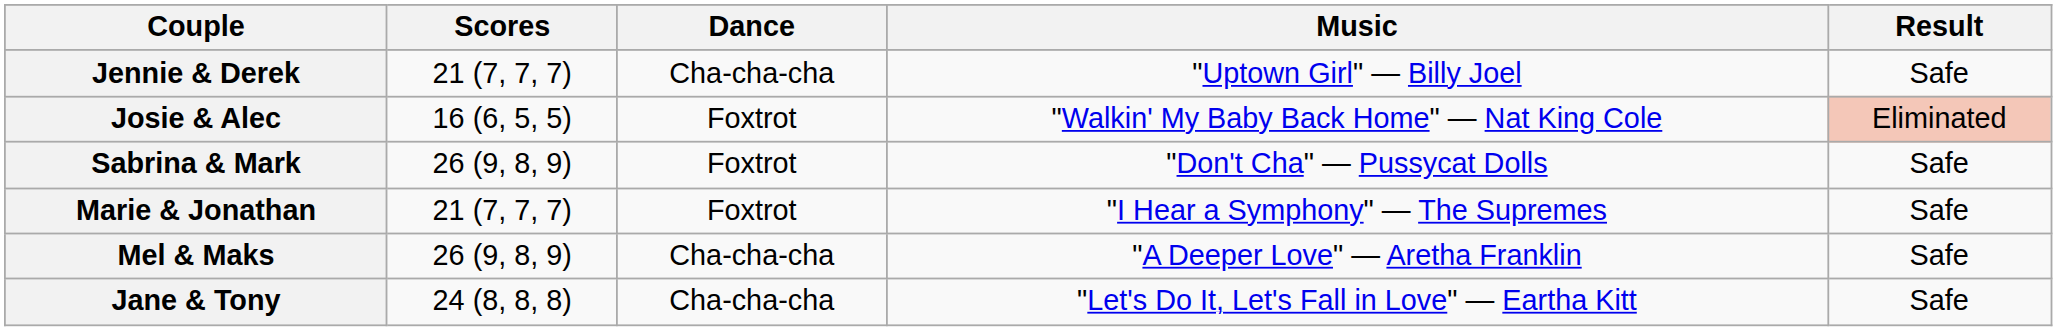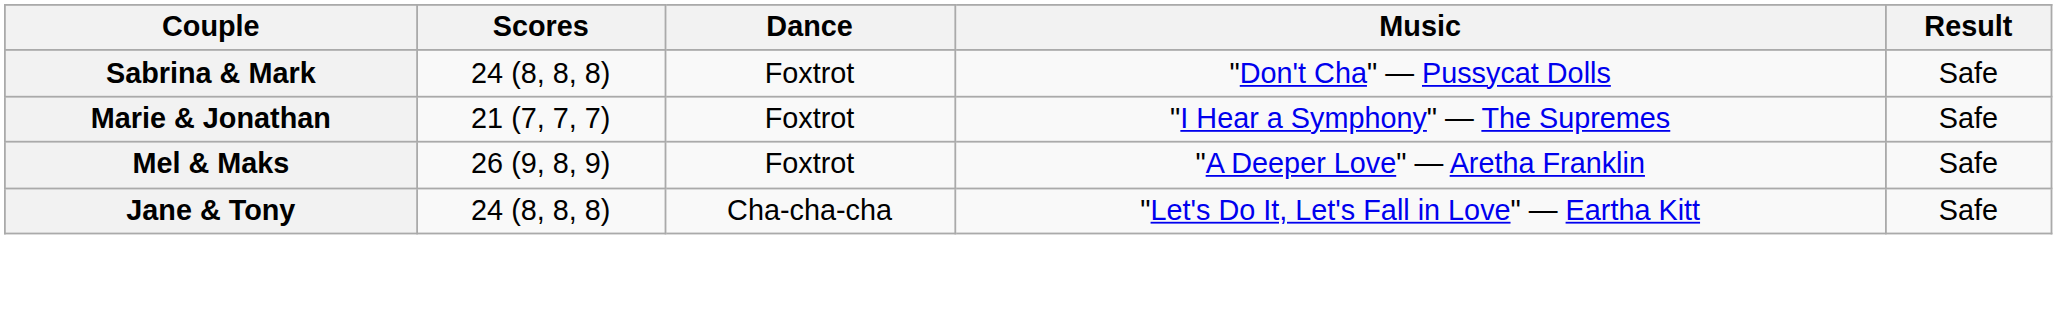- row: (196, 73)
- row: (196, 118)
(502, 164) 26 (9, 8, 9) -> (541, 73) 24 (8, 8, 8)
(752, 255) Cha-cha-cha -> (810, 164) Foxtrot
